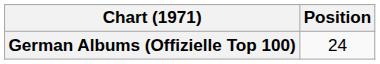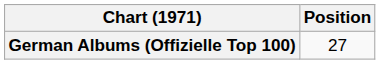(337, 45) 24 -> (337, 45) 27
